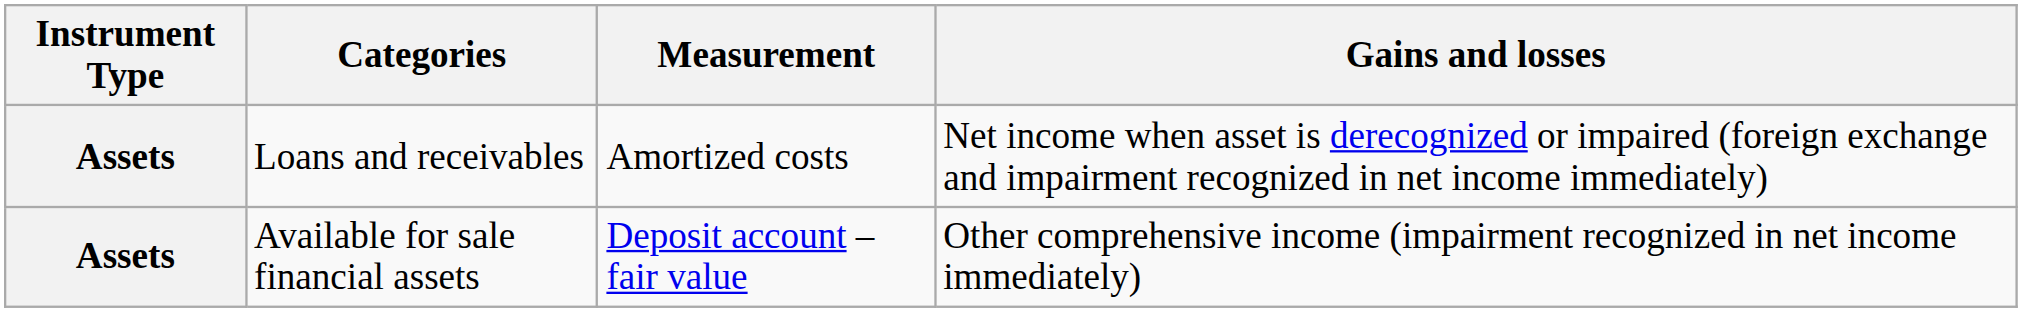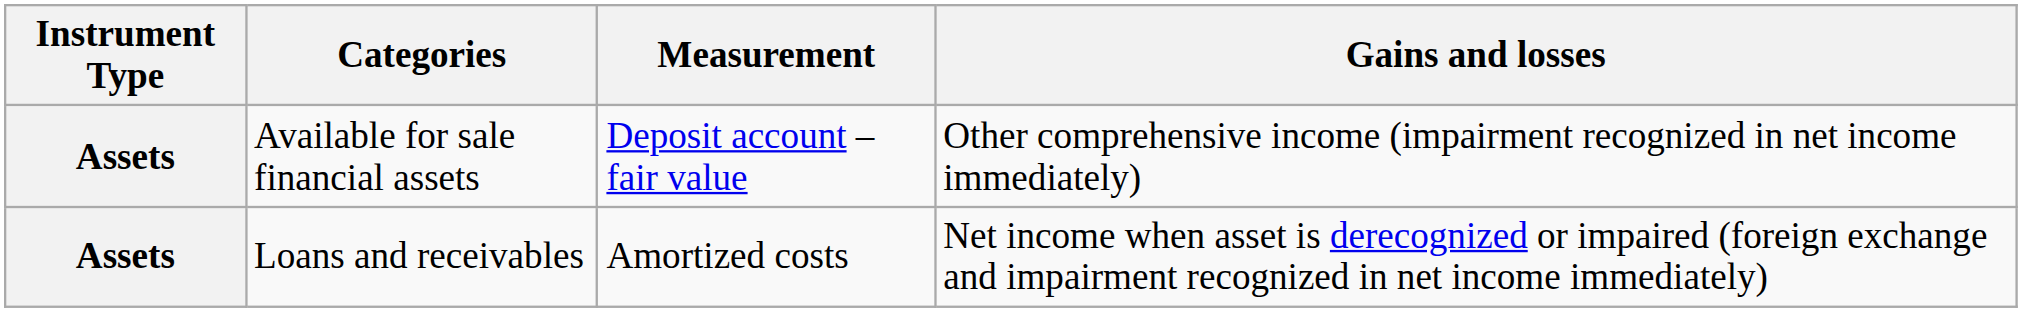rows swapped: (419, 155) <-> (385, 256)
